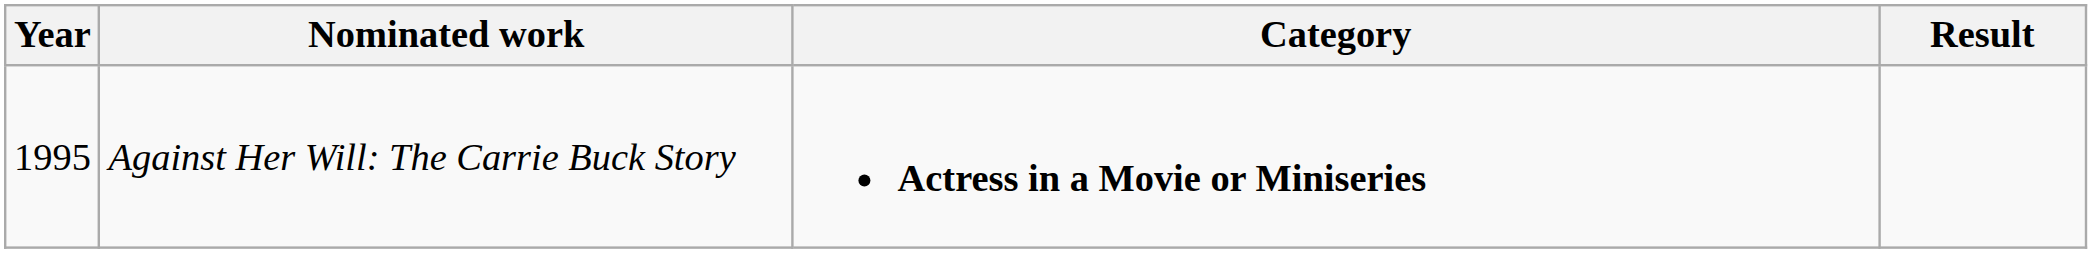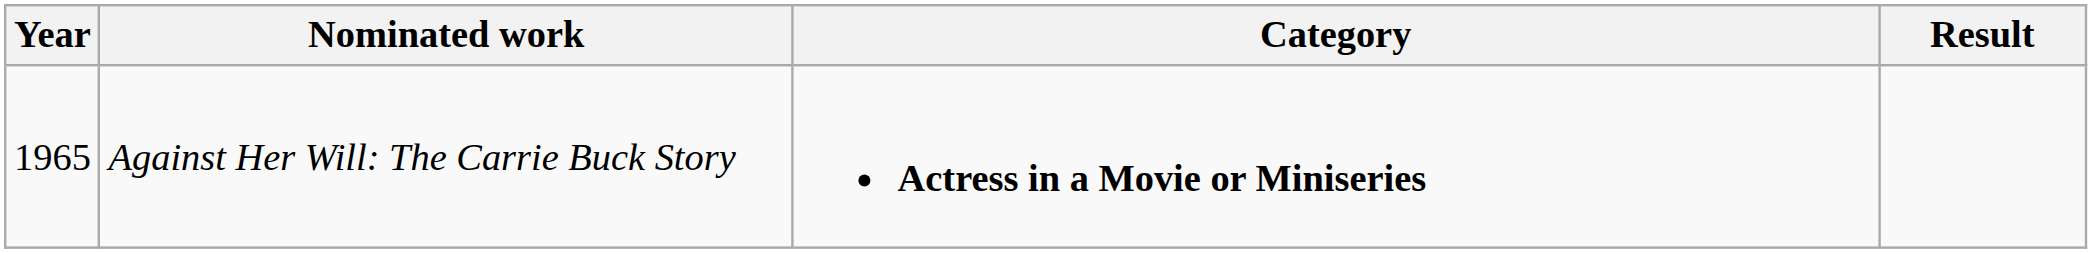(52, 155) 1995 -> (52, 155) 1965
